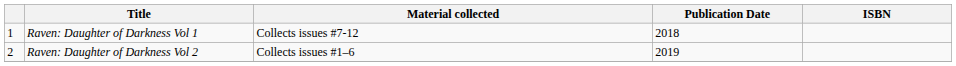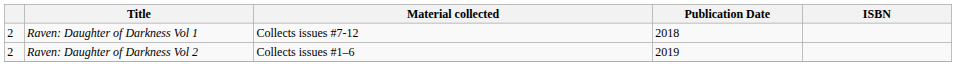(10, 33) 1 -> (10, 33) 2
